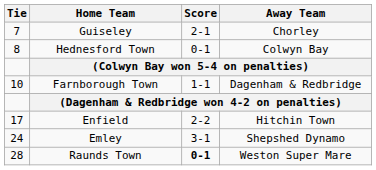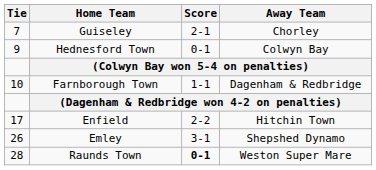(17, 49) 8 -> (17, 49) 9
(17, 138) 24 -> (17, 138) 26
